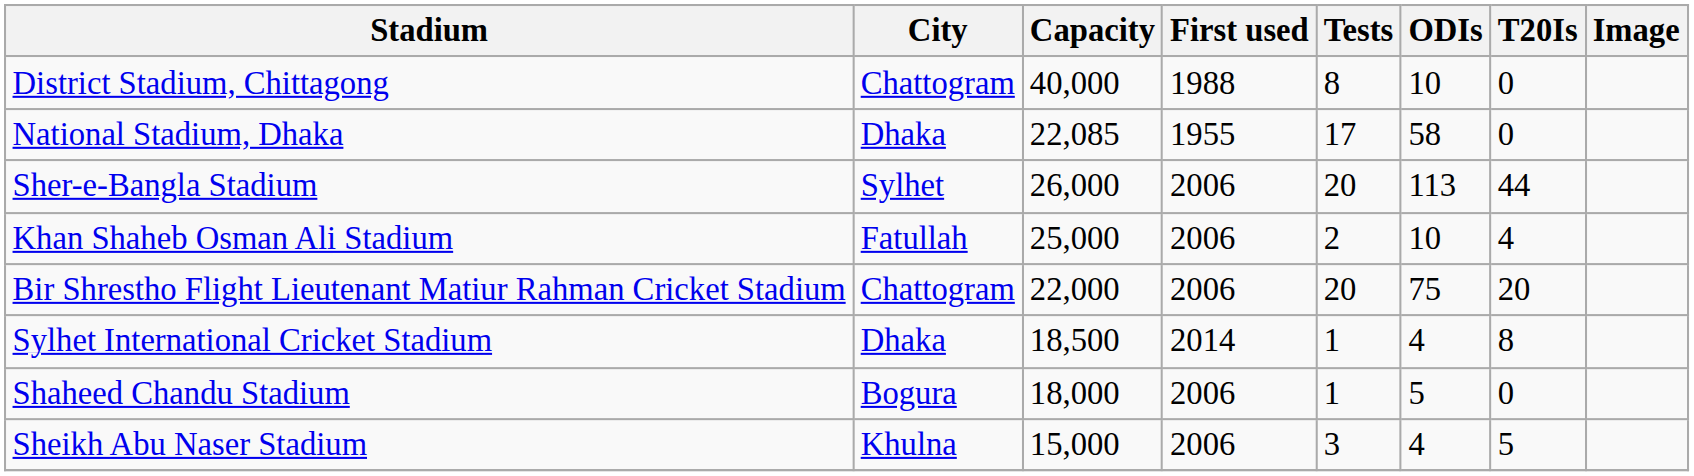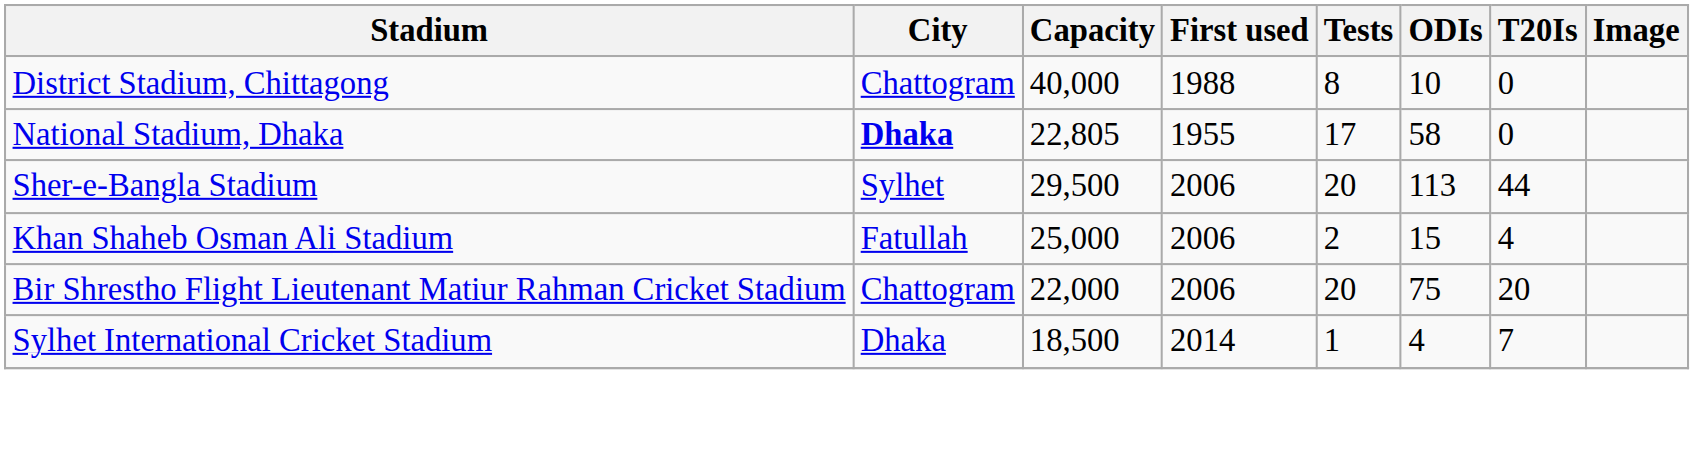(903, 133) normal -> (907, 133) bold
(1075, 133) 22,085 -> (1075, 133) 22,805
(1075, 185) 26,000 -> (1075, 185) 29,500
(1425, 237) 10 -> (1425, 237) 15
(1506, 340) 8 -> (1506, 340) 7
- row: (181, 392)
- row: (190, 444)
